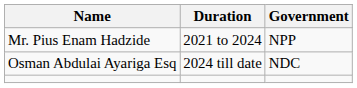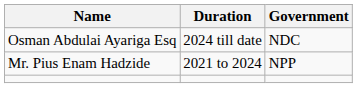rows swapped: (79, 39) <-> (92, 63)
